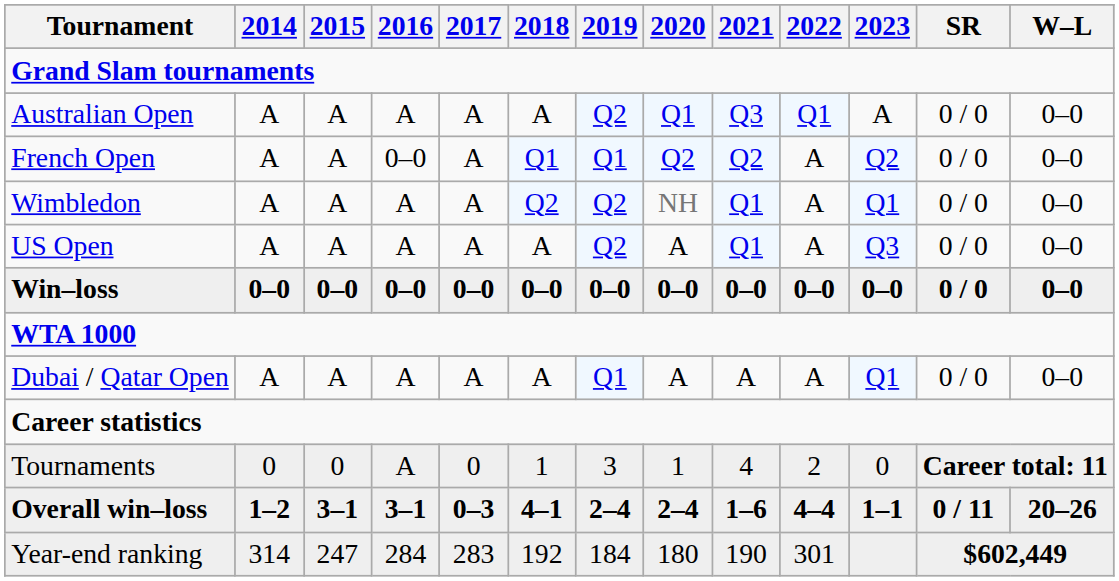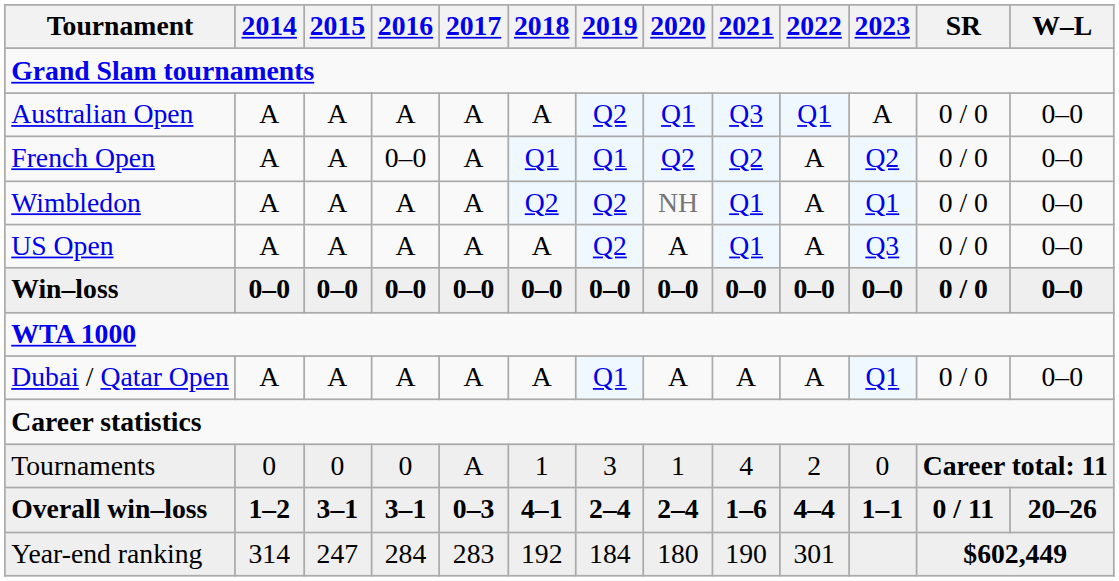(405, 465) A -> (405, 465) 0
(474, 465) 0 -> (474, 465) A
